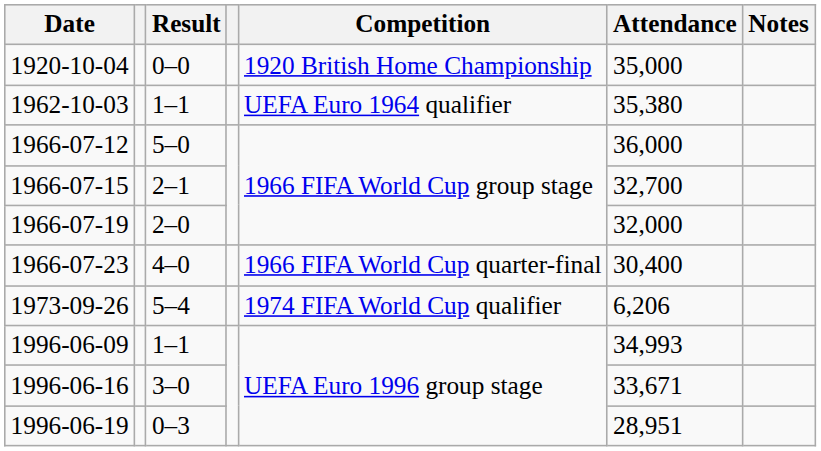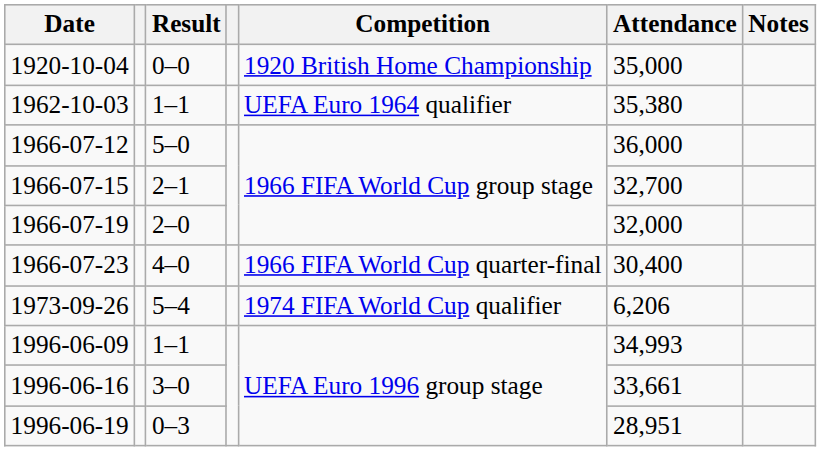(648, 385) 33,671 -> (648, 385) 33,661
